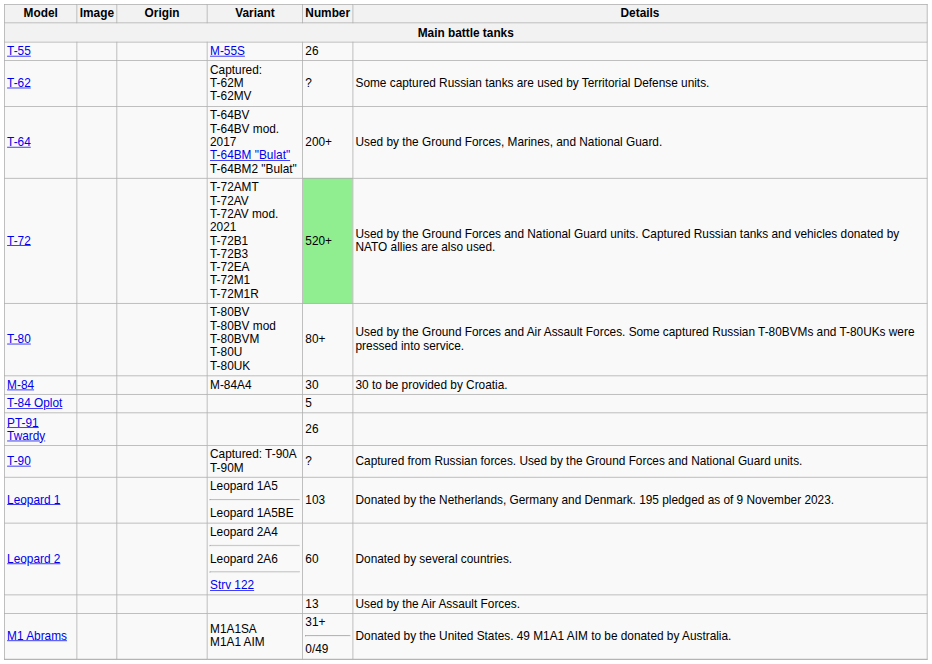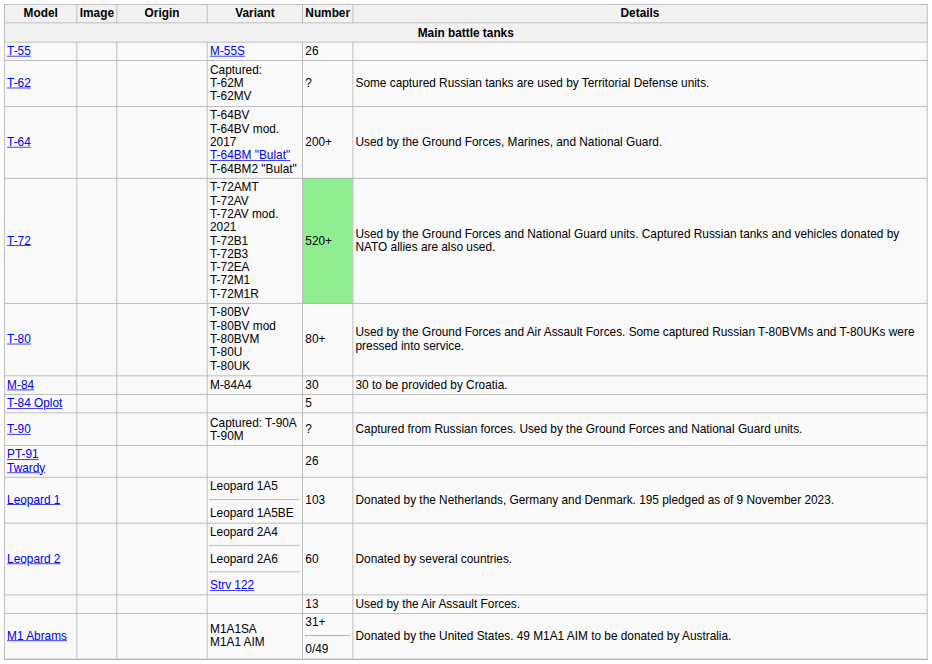rows swapped: (19, 461) <-> (26, 429)
